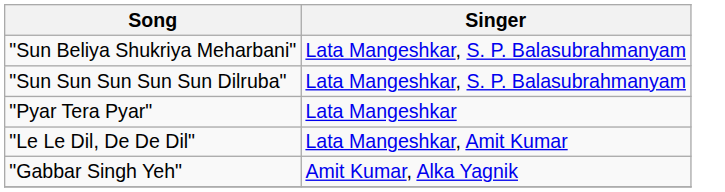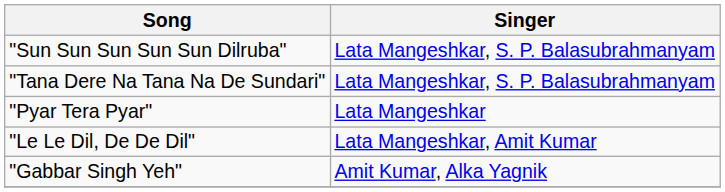- row: (153, 50)
+ row: (167, 80)
